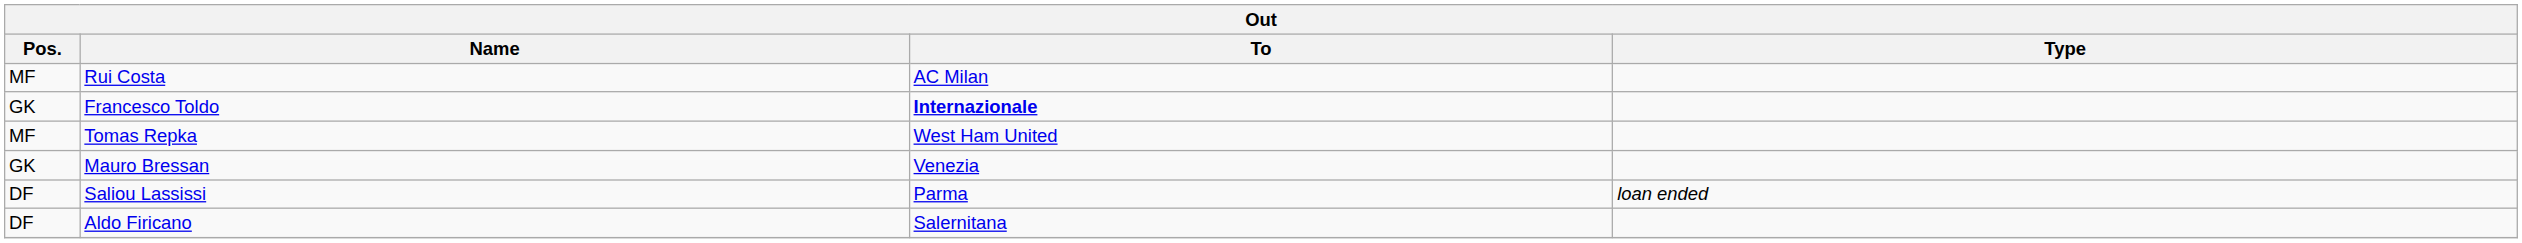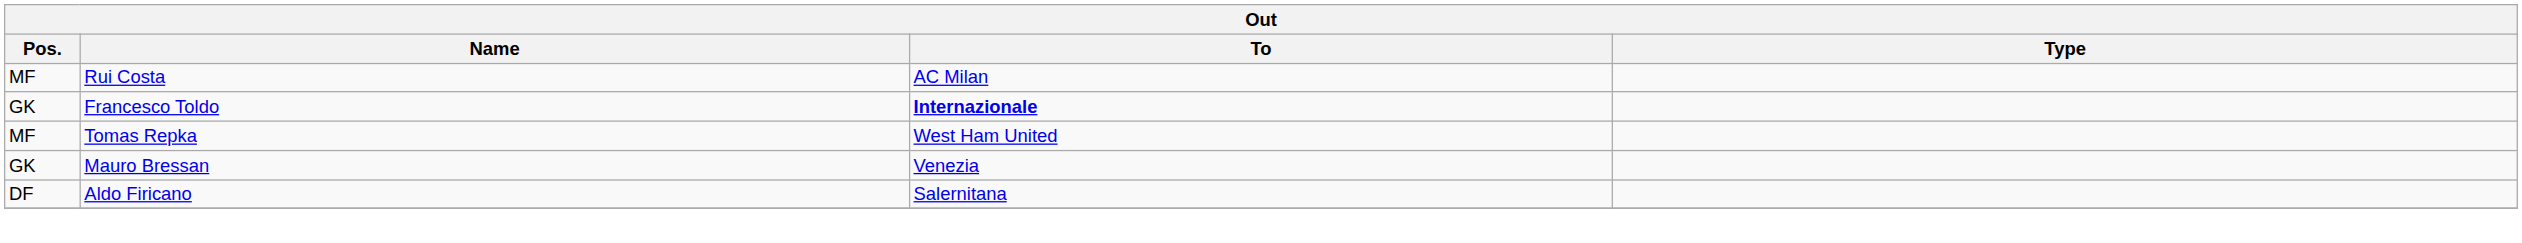- row: (145, 194)
